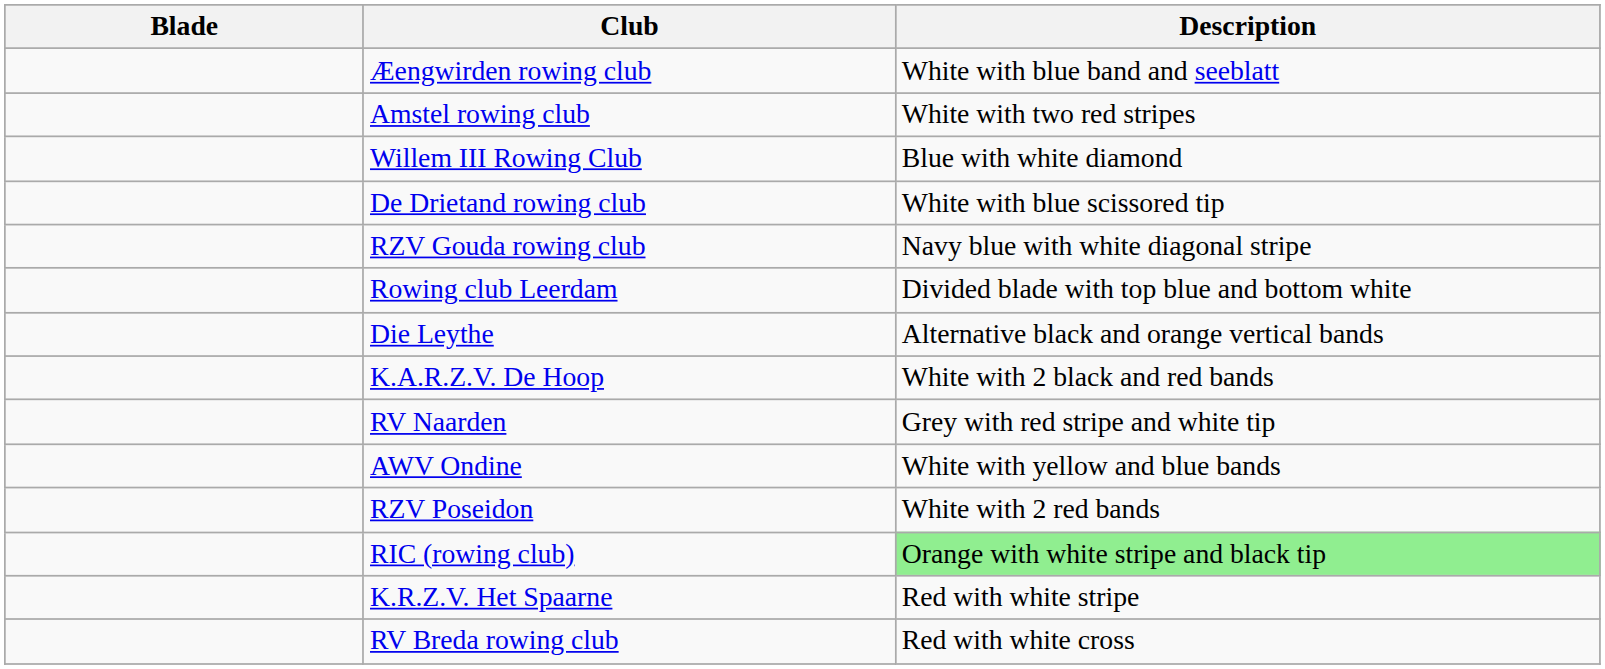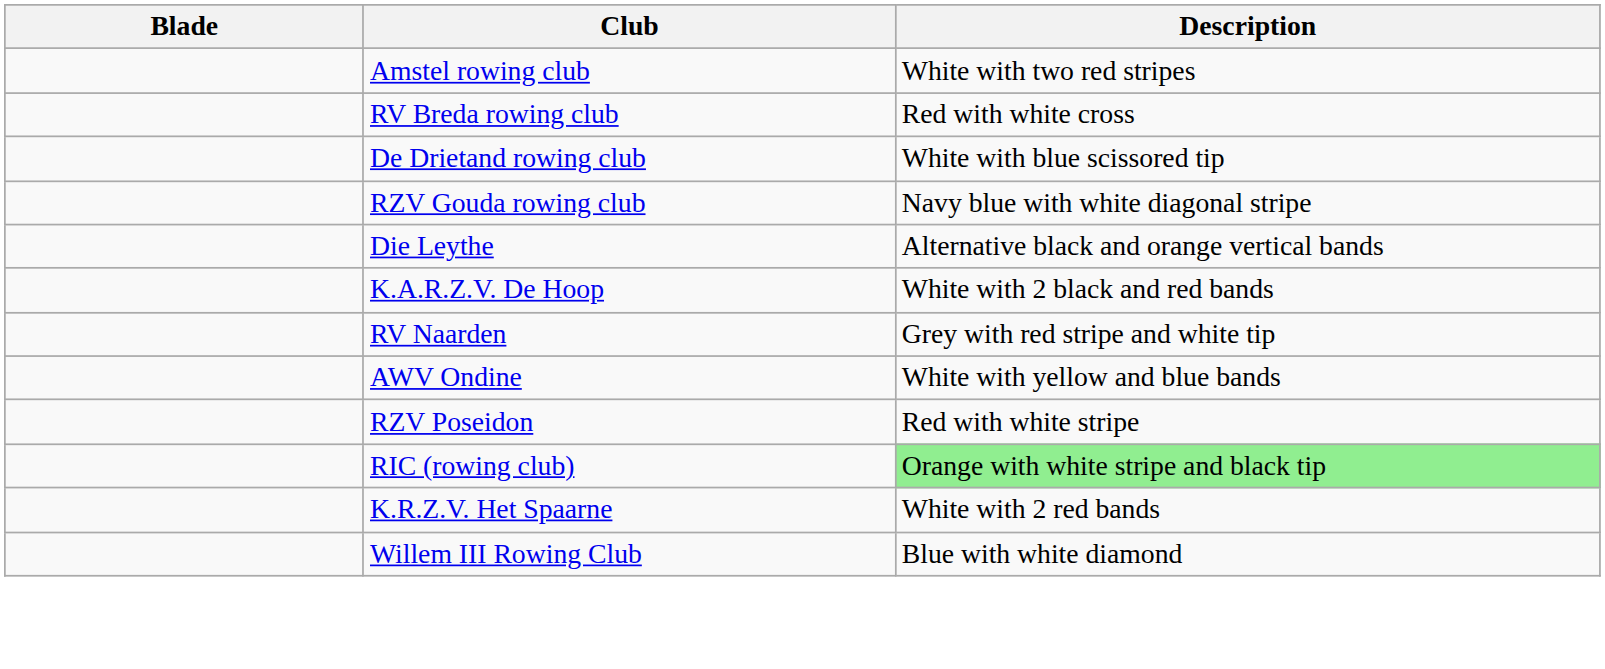- row: (511, 70)
rows swapped: (494, 641) <-> (506, 158)
- row: (494, 289)
(1031, 509) White with 2 red bands -> (1021, 421) Red with white stripe
(1021, 597) Red with white stripe -> (1031, 509) White with 2 red bands
